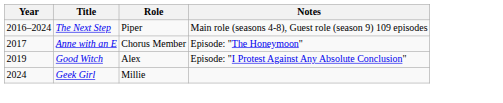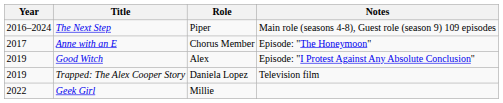+ row: (120, 75)
(17, 75) 2024 -> (17, 91) 2022
